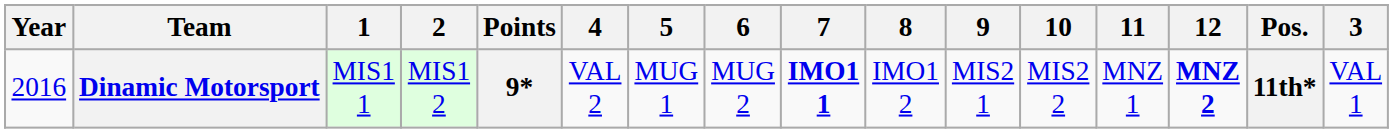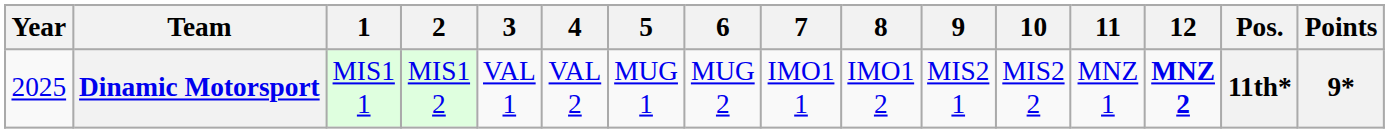columns swapped: (1356, 26) <-> (519, 26)
(39, 87) 2016 -> (39, 87) 2025
(824, 87) bold -> (801, 87) normal
